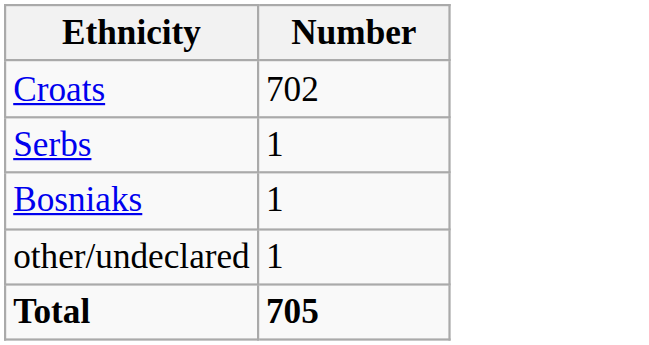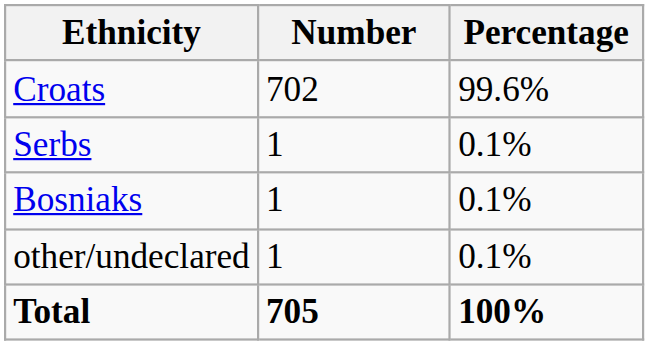+ column: (546, 32)
